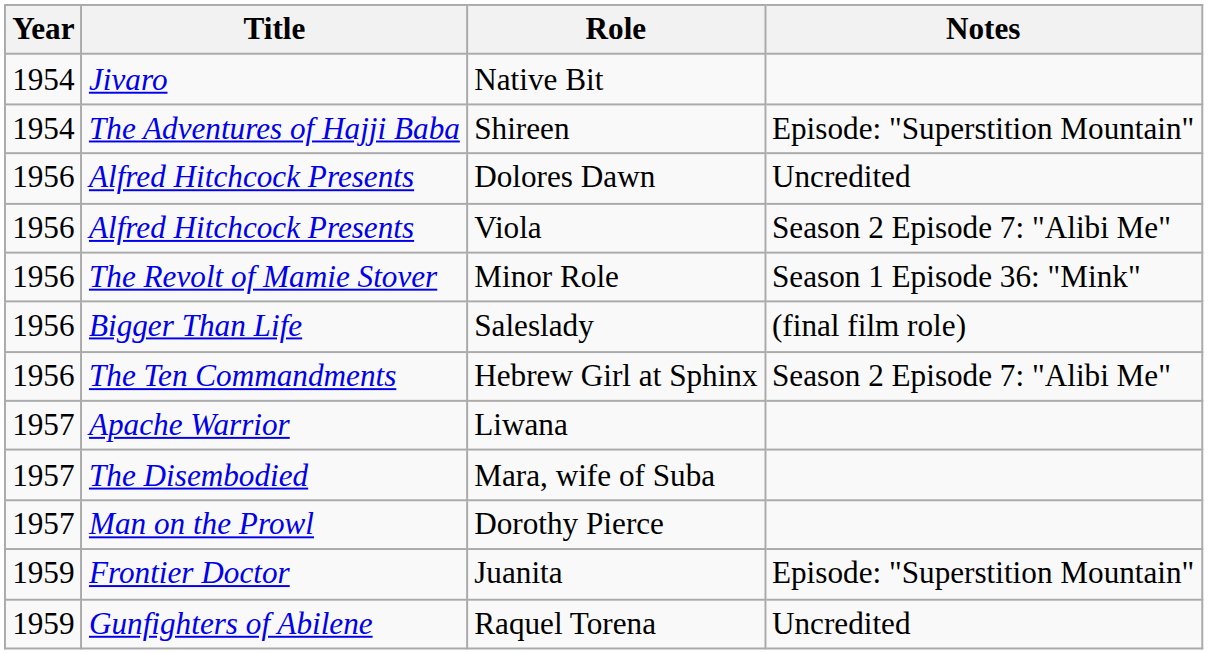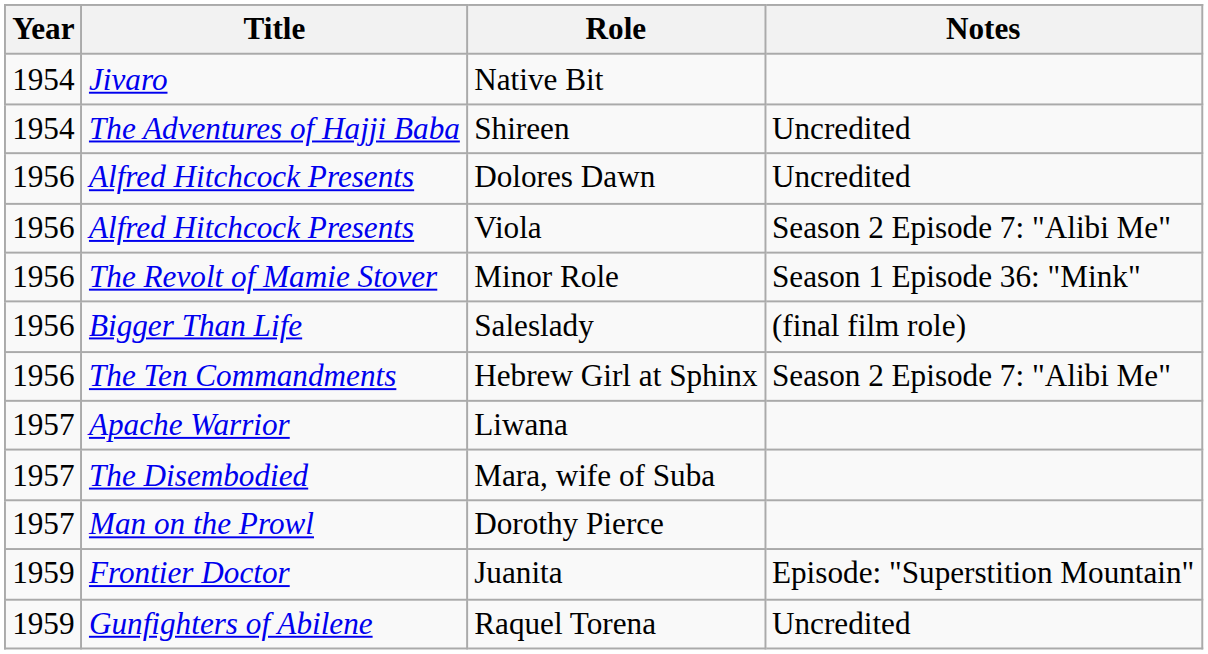(983, 128) Episode: "Superstition Mountain" -> (841, 128) Uncredited
